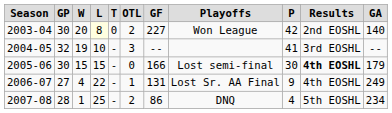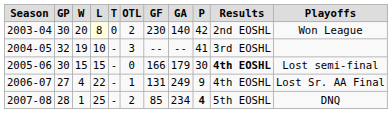columns swapped: (375, 13) <-> (225, 13)
(156, 30) 227 -> (156, 30) 230
(156, 100) 86 -> (156, 100) 85
(291, 100) normal -> (202, 100) bold
